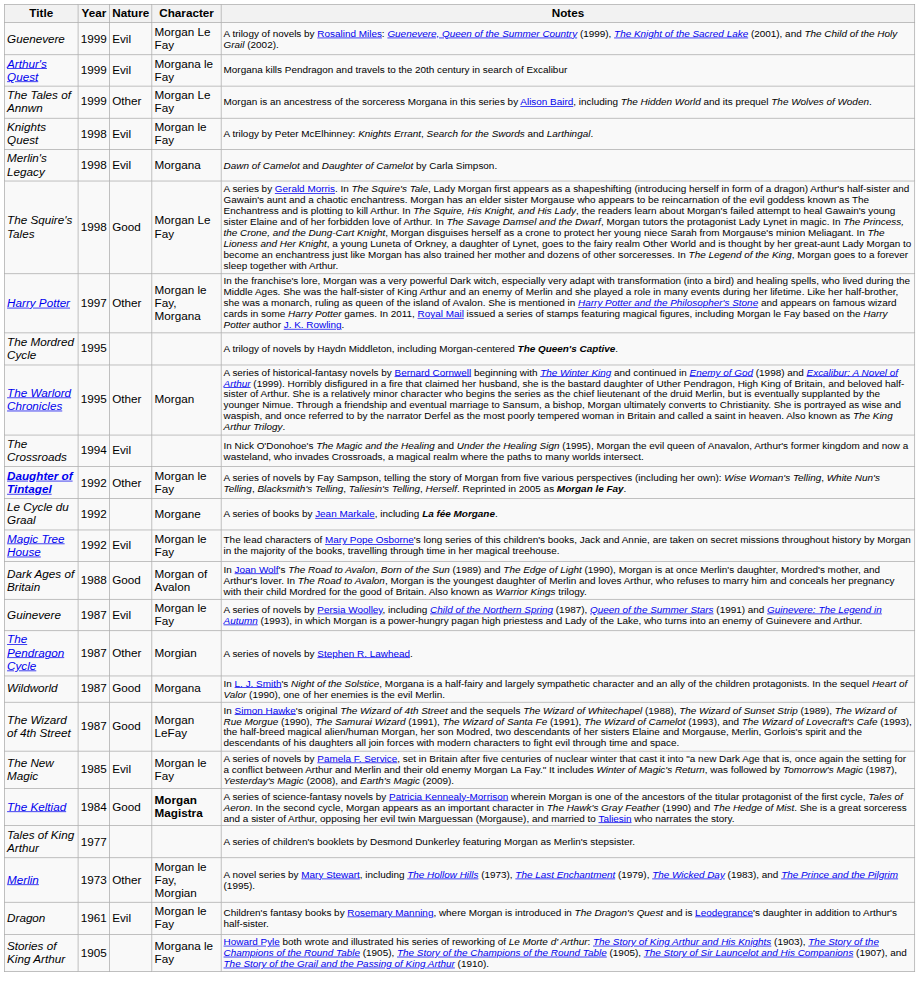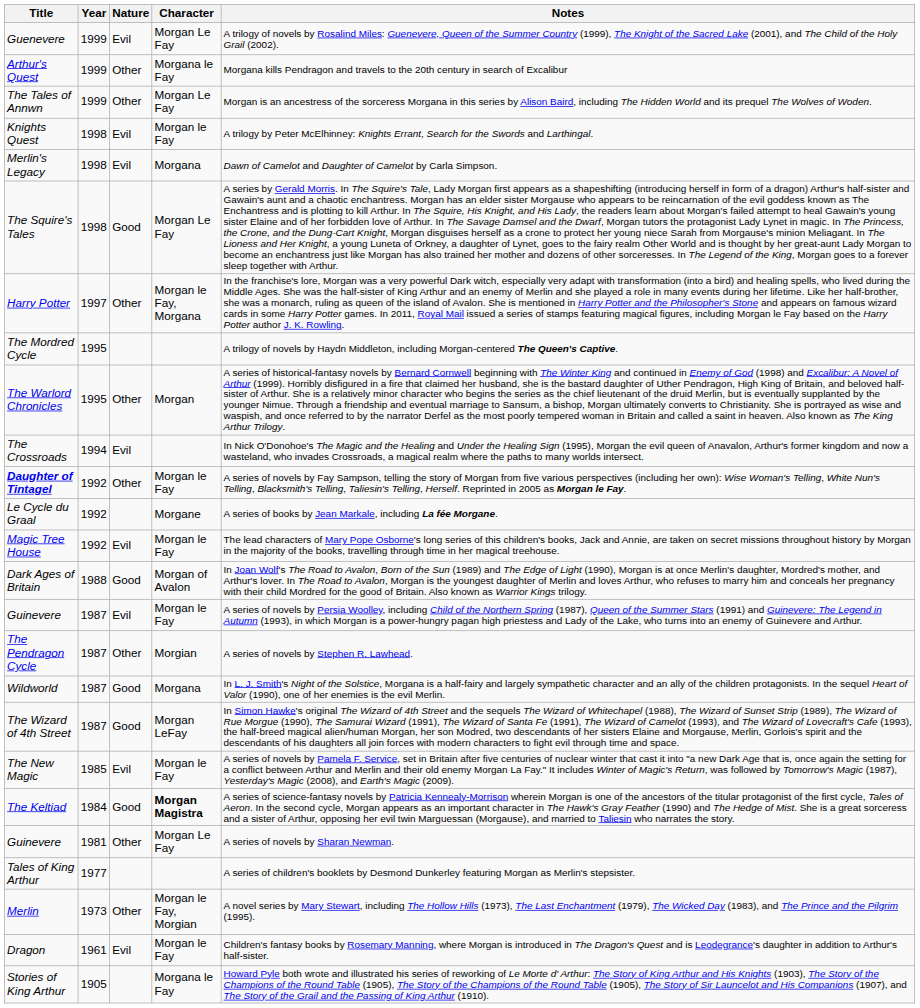(122, 70) Evil -> (127, 70) Other
+ row: (34, 841)
